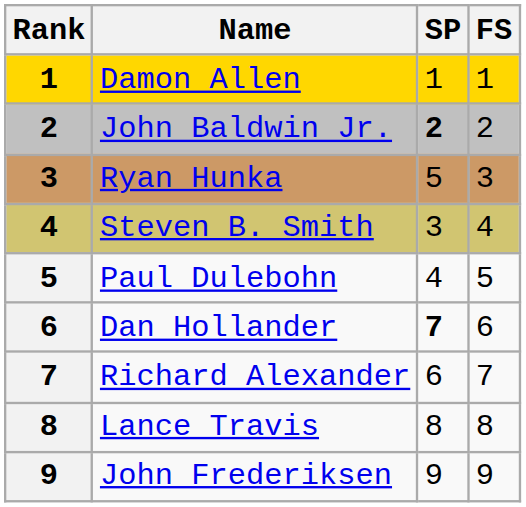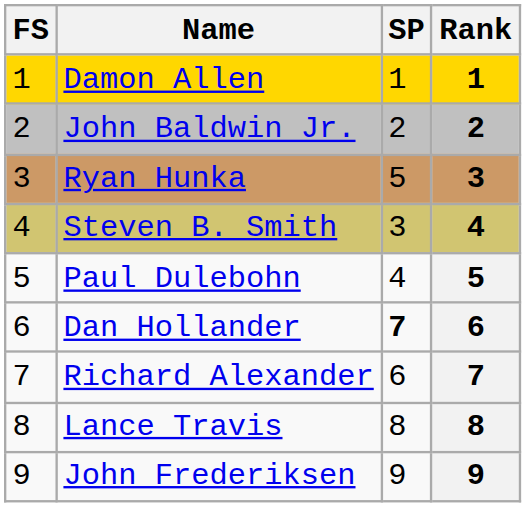columns swapped: (49, 30) <-> (494, 30)
(434, 129) bold -> (397, 129) normal
